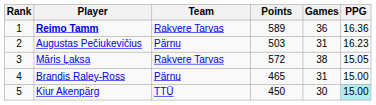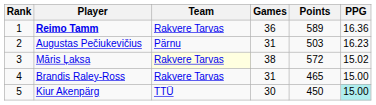columns swapped: (322, 12) <-> (277, 12)
(189, 60) no background -> (189, 60) lightyellow background
(356, 60) 15.05 -> (356, 60) 15.02
(167, 76) Pärnu -> (189, 76) Rakvere Tarvas
